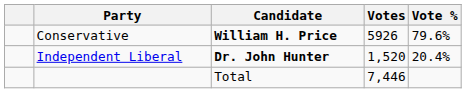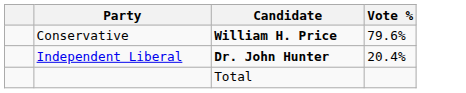- column: (386, 15)
